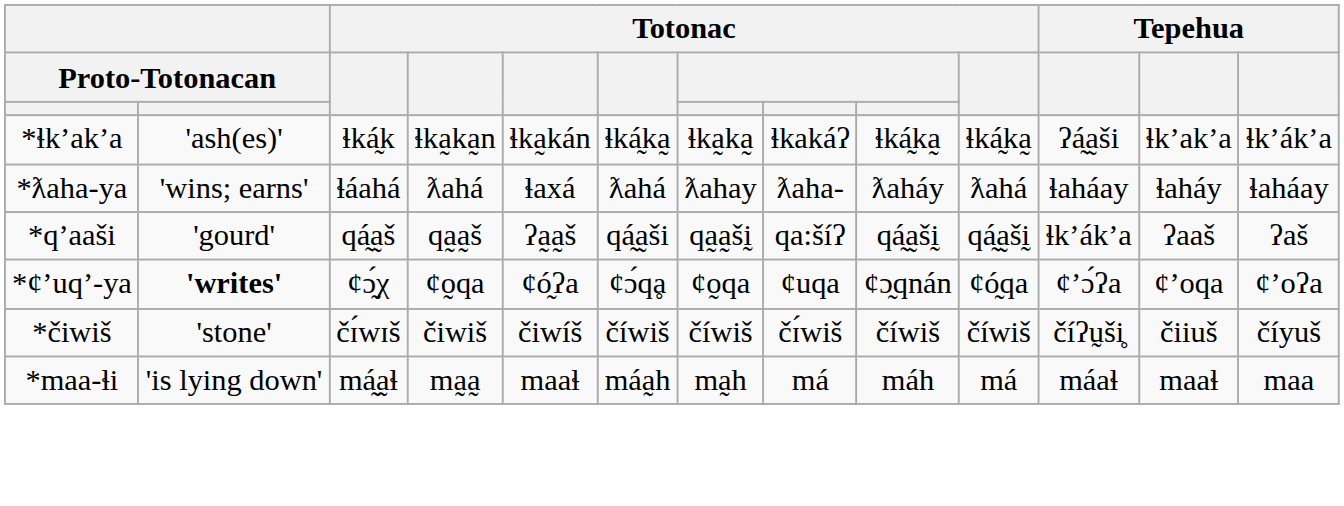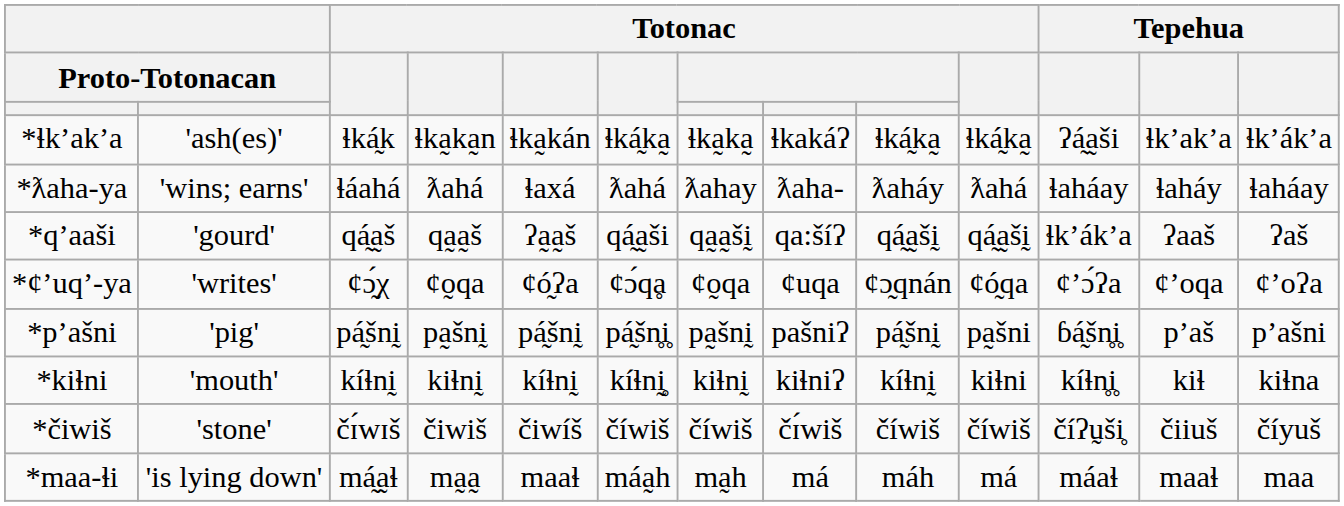(234, 283) bold -> (234, 283) normal
+ row: (72, 331)
+ row: (72, 380)
